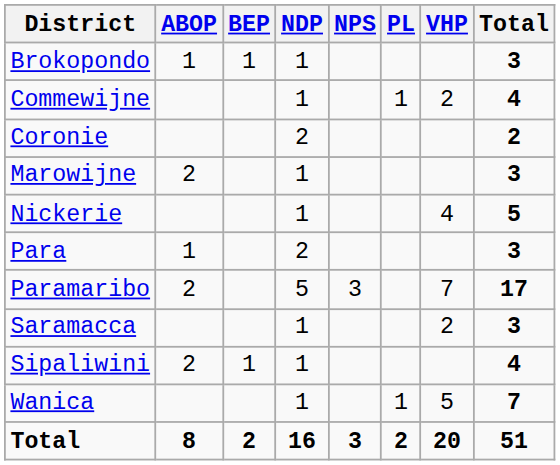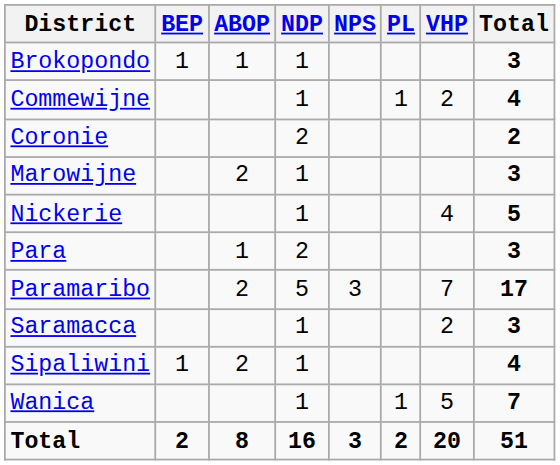columns swapped: (189, 24) <-> (249, 24)
